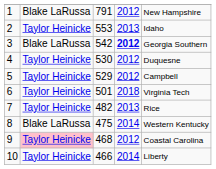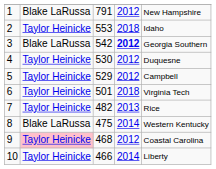(128, 28) 2013 -> (128, 28) 2018
